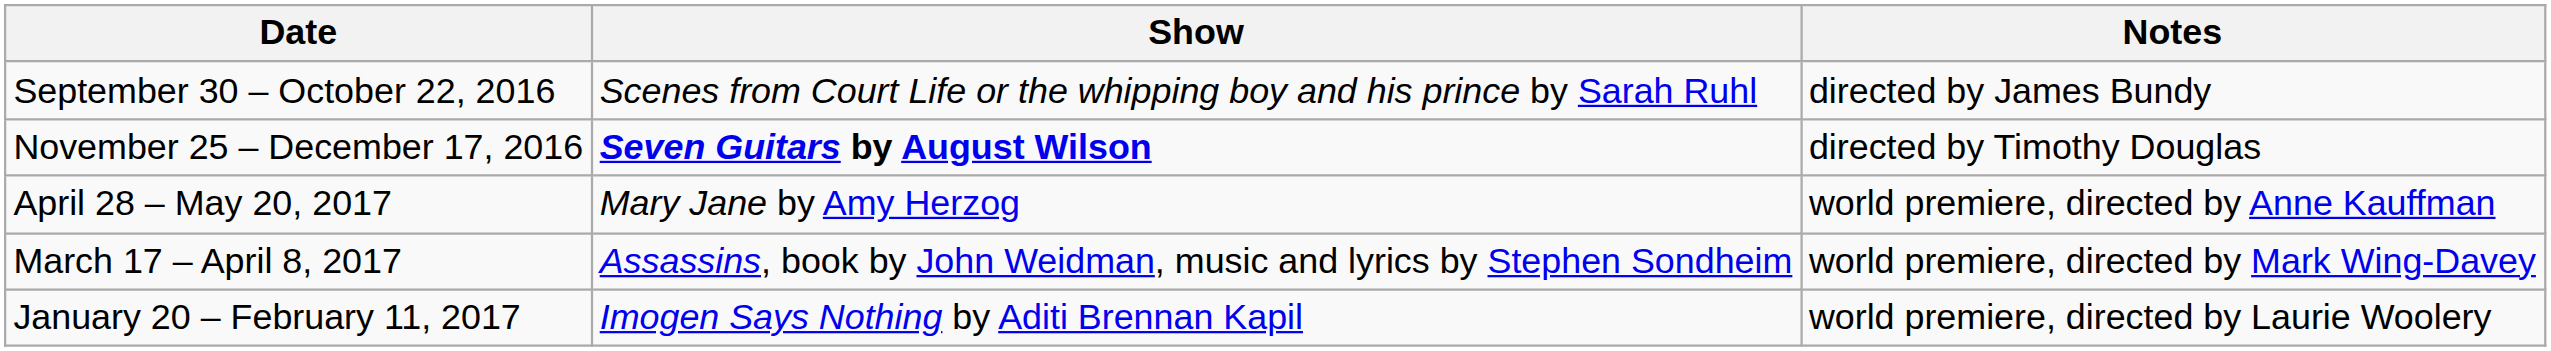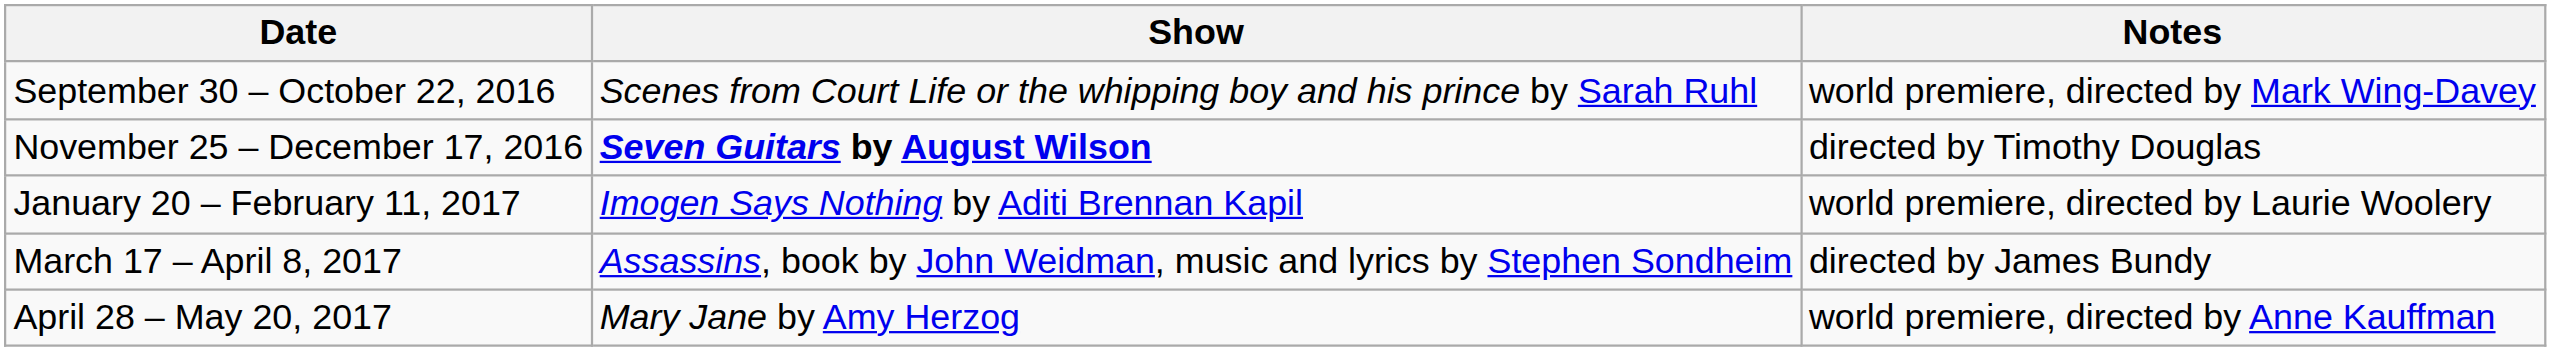(2010, 89) directed by James Bundy -> (2172, 89) world premiere, directed by Mark Wing-Davey
rows swapped: (267, 317) <-> (203, 203)
(2172, 260) world premiere, directed by Mark Wing-Davey -> (2010, 260) directed by James Bundy
